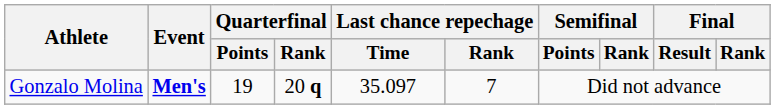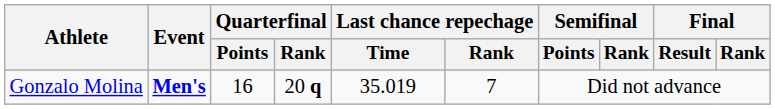(242, 87) 19 -> (242, 87) 16
(388, 87) 35.097 -> (388, 87) 35.019
